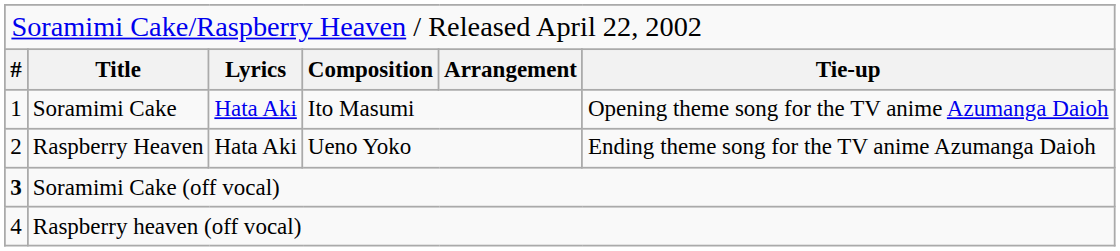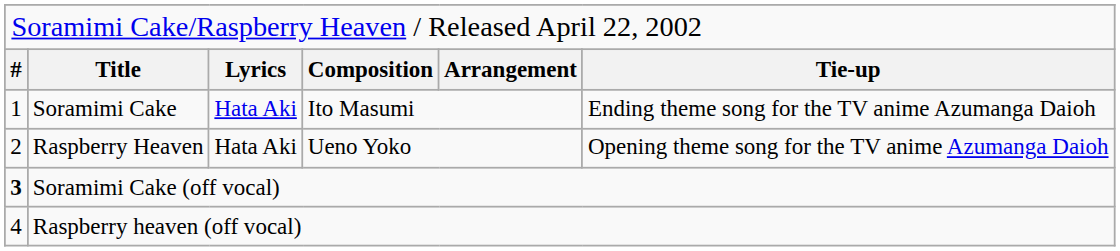(848, 108) Opening theme song for the TV anime Azumanga Daioh -> (842, 108) Ending theme song for the TV anime Azumanga Daioh
(842, 147) Ending theme song for the TV anime Azumanga Daioh -> (848, 147) Opening theme song for the TV anime Azumanga Daioh
